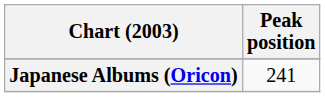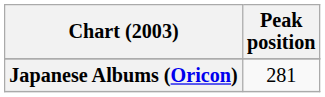(281, 75) 241 -> (281, 75) 281
